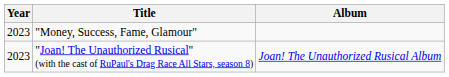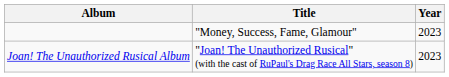columns swapped: (19, 13) <-> (350, 13)
